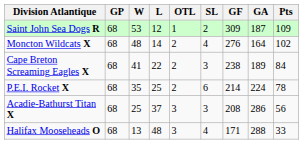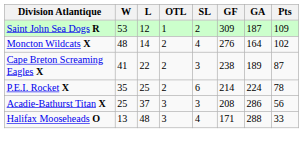- column: (117, 12)
(281, 66) 84 -> (279, 66) 87
